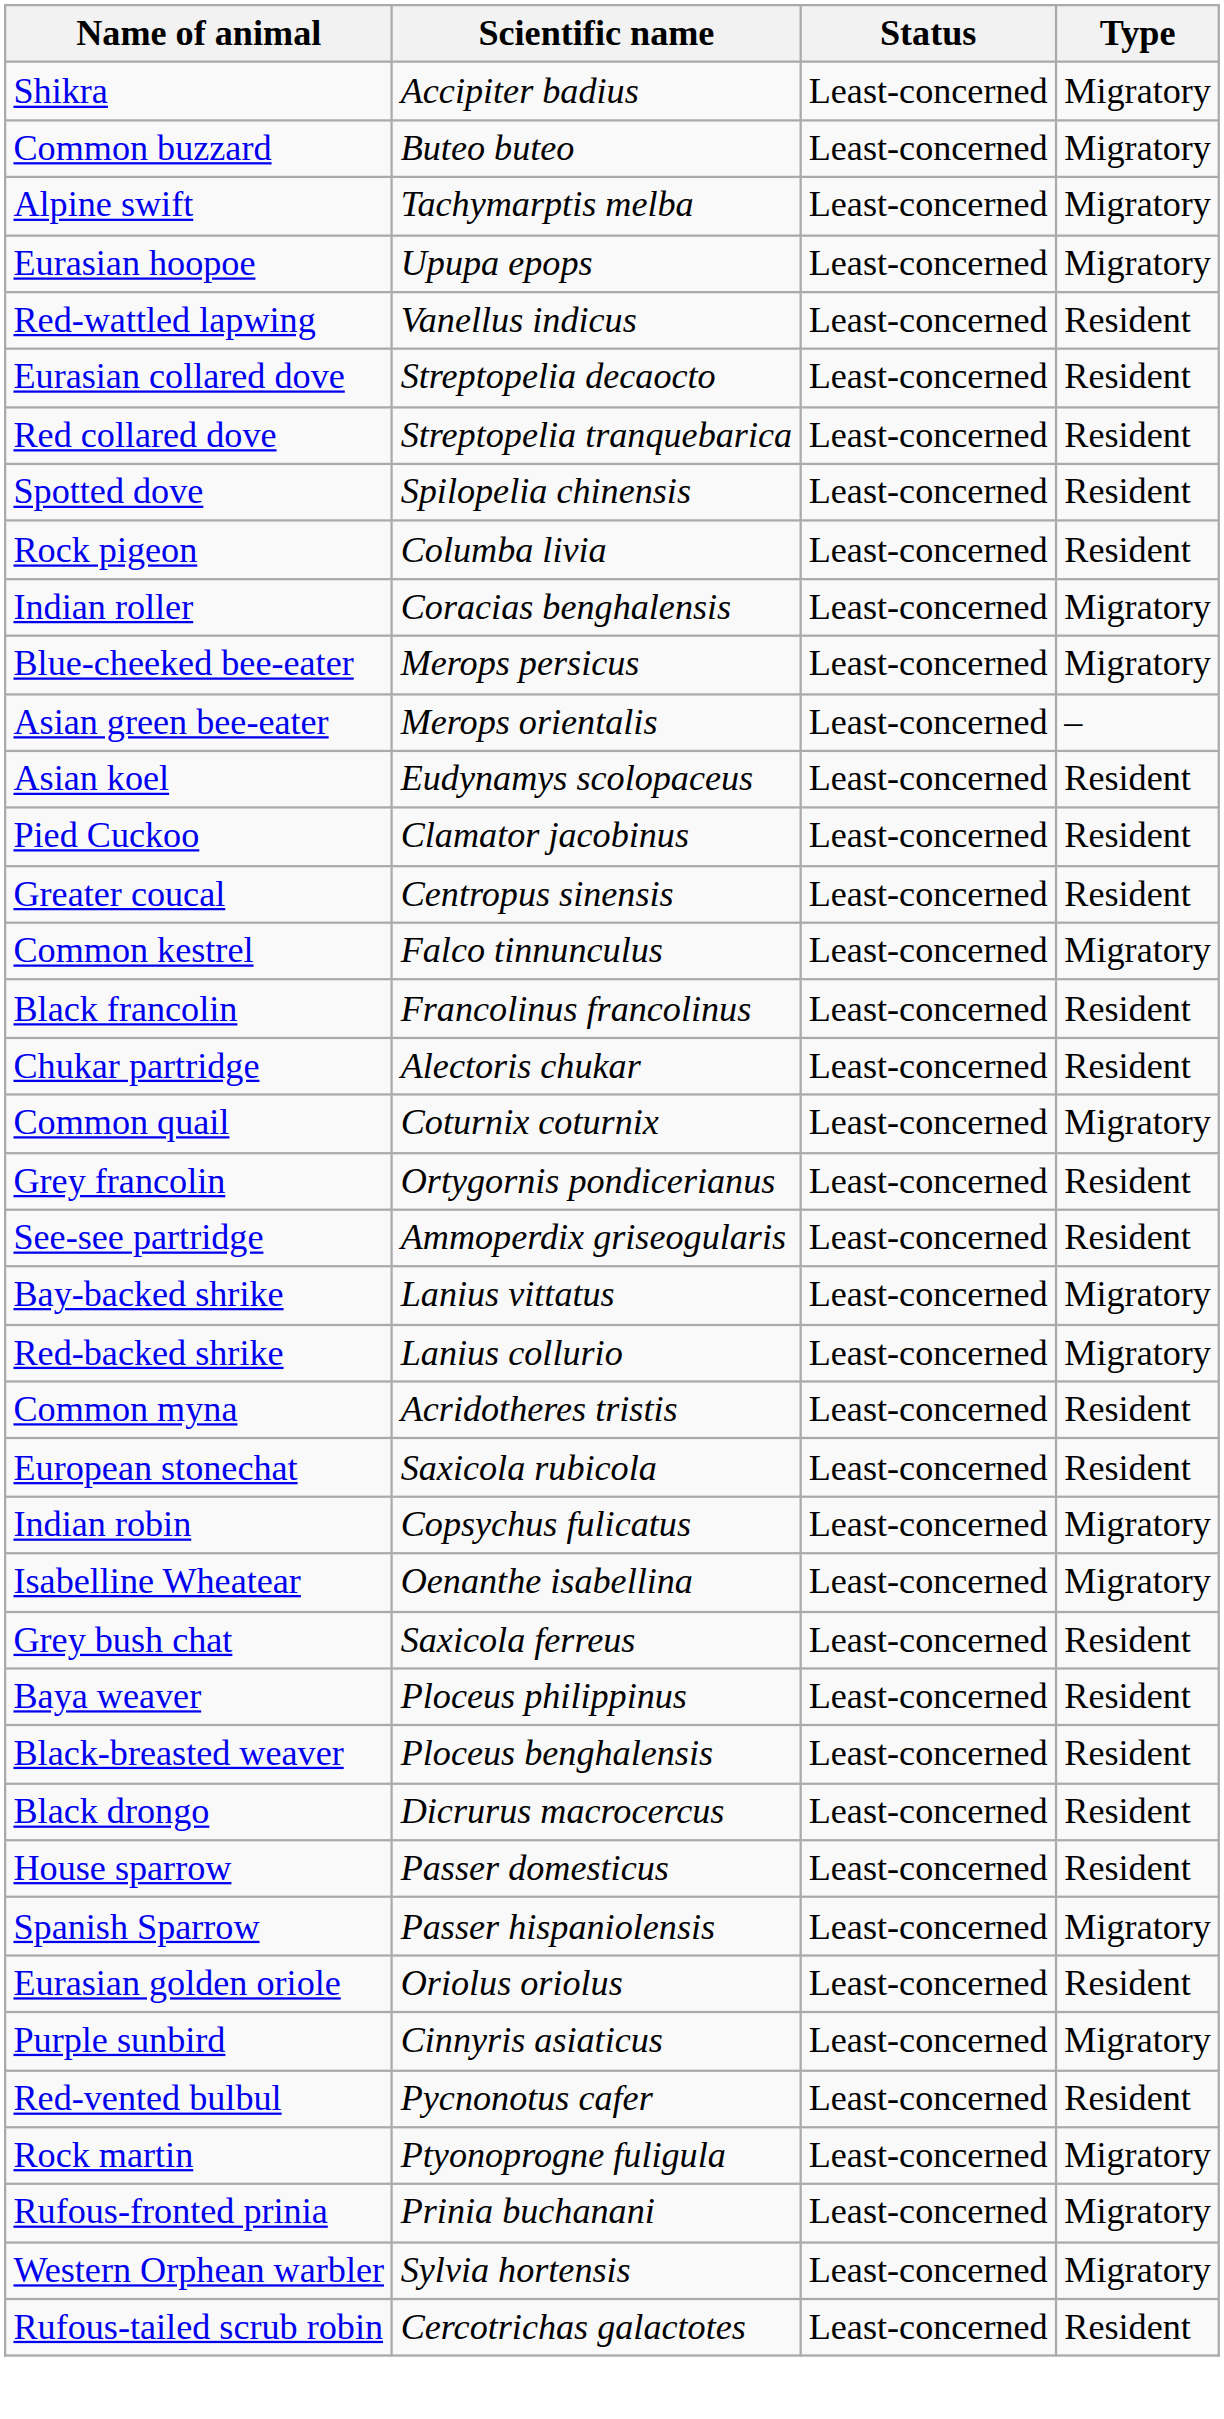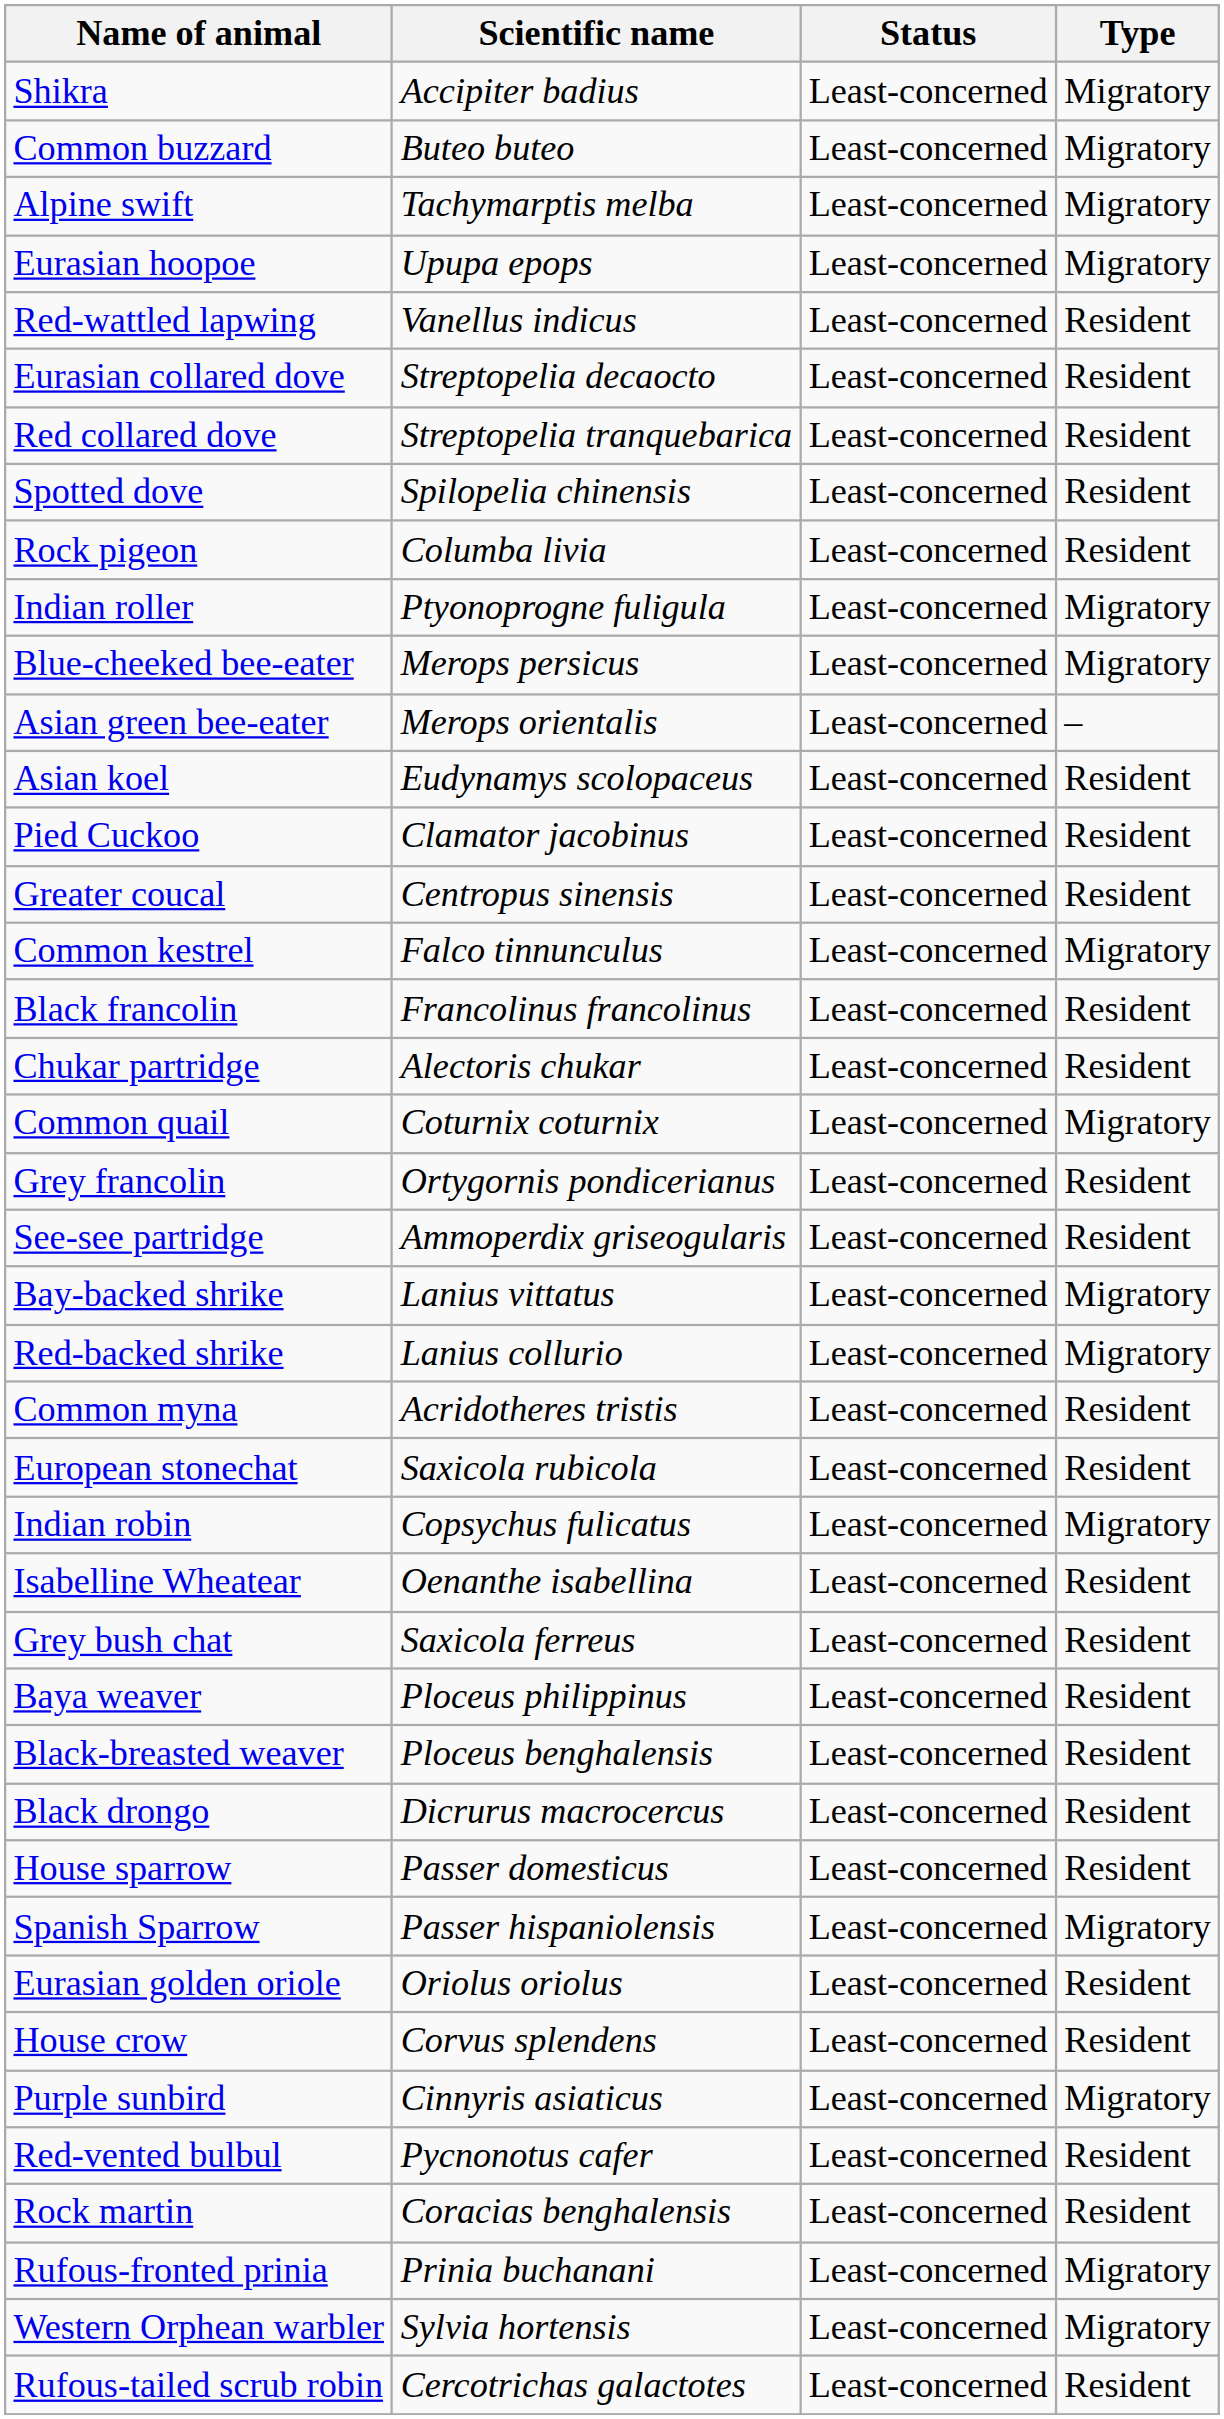(566, 606) Coracias benghalensis -> (563, 606) Ptyonoprogne fuligula
(1138, 1581) Migratory -> (1128, 1581) Resident
+ row: (100, 2040)
(563, 2155) Ptyonoprogne fuligula -> (566, 2212) Coracias benghalensis
(1138, 2155) Migratory -> (1128, 2212) Resident
